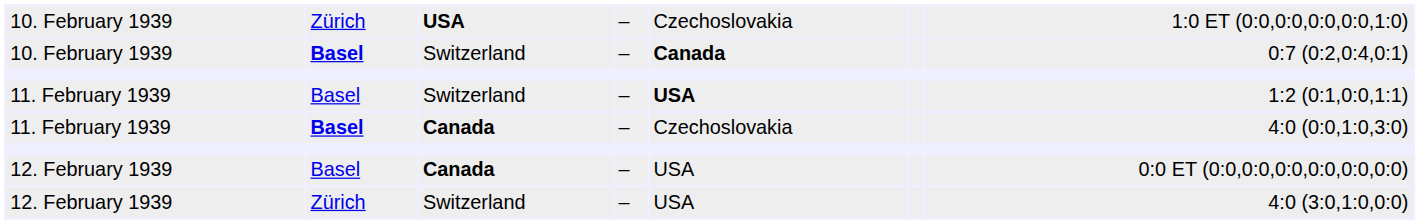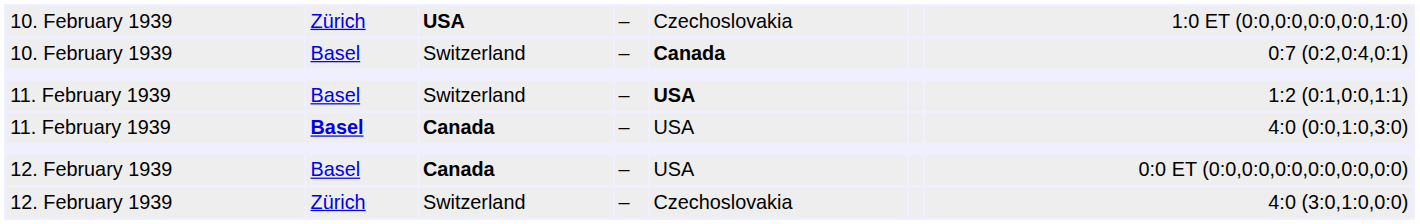(337, 53) bold -> (335, 53) normal
(723, 127) Czechoslovakia -> (674, 127) USA
(674, 202) USA -> (723, 202) Czechoslovakia
